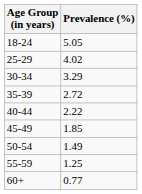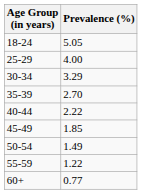(73, 59) 4.02 -> (73, 59) 4.00
(73, 94) 2.72 -> (73, 94) 2.70
(73, 163) 1.25 -> (73, 163) 1.22
